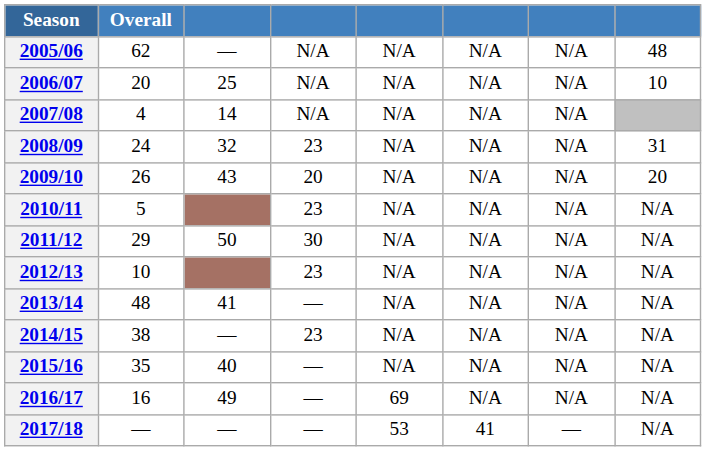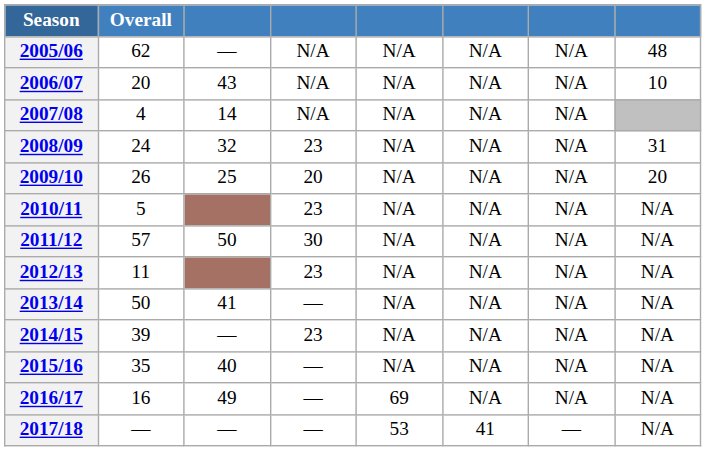(227, 82) 25 -> (227, 82) 43
(227, 177) 43 -> (227, 177) 25
(141, 240) 29 -> (141, 240) 57
(141, 272) 10 -> (141, 272) 11
(141, 303) 48 -> (141, 303) 50
(141, 334) 38 -> (141, 334) 39
